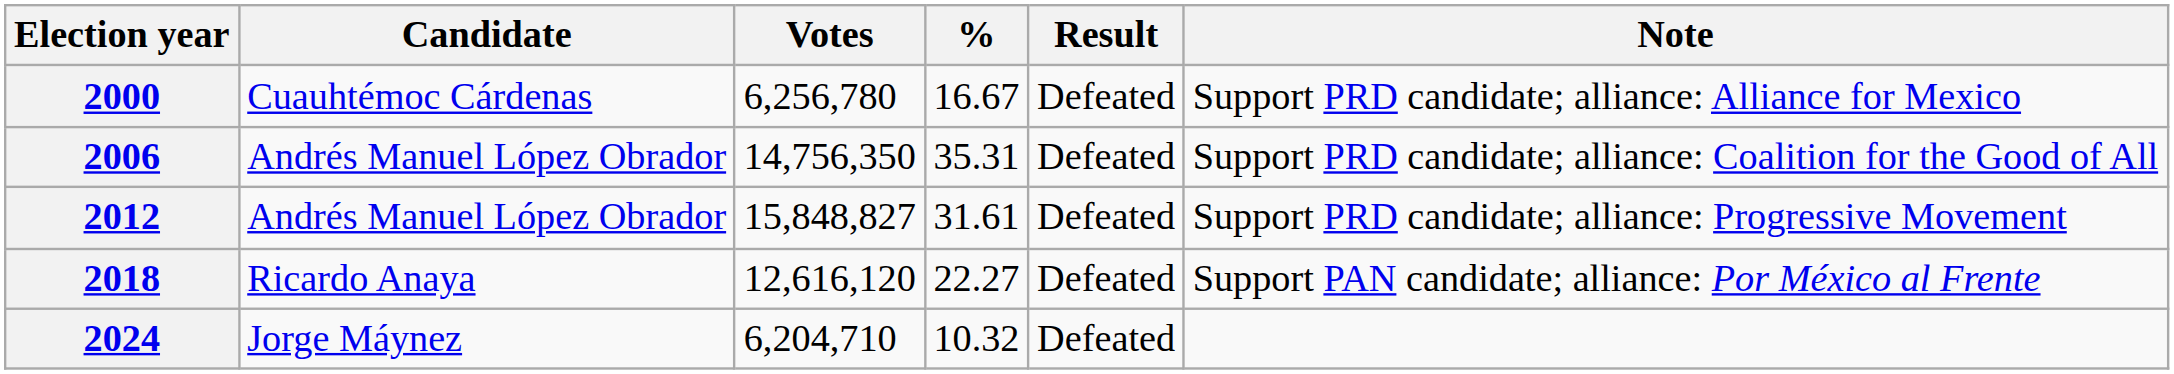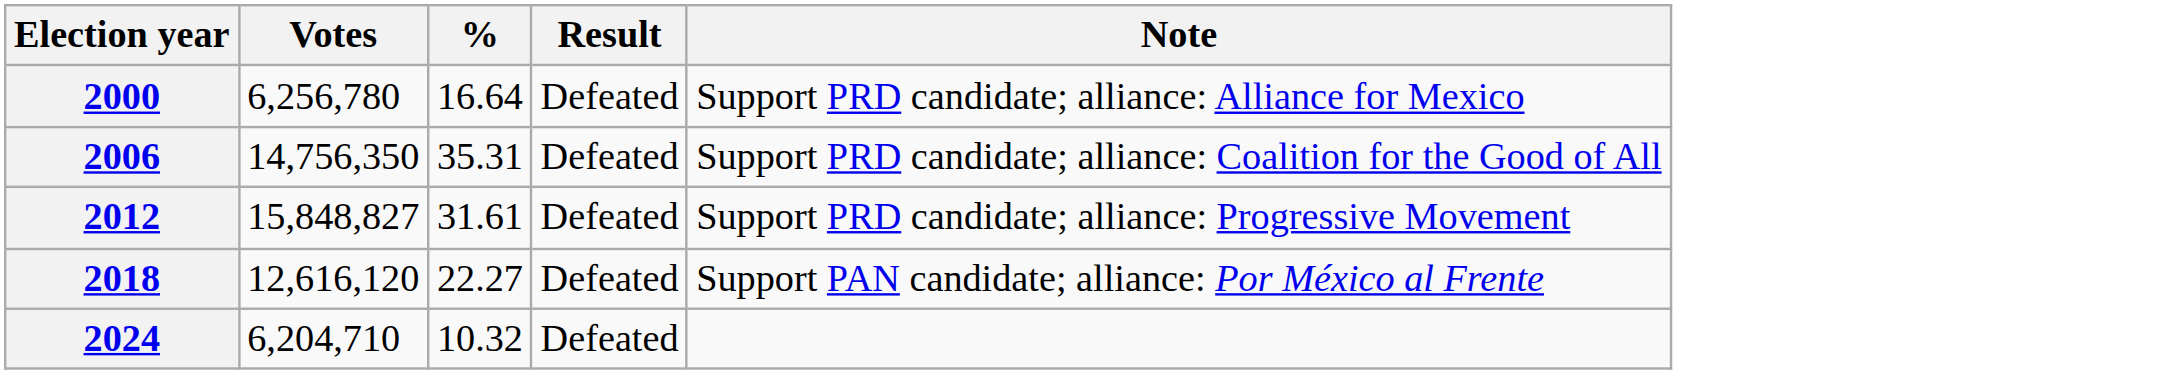- column: (487, 34)
(976, 95) 16.67 -> (480, 95) 16.64
